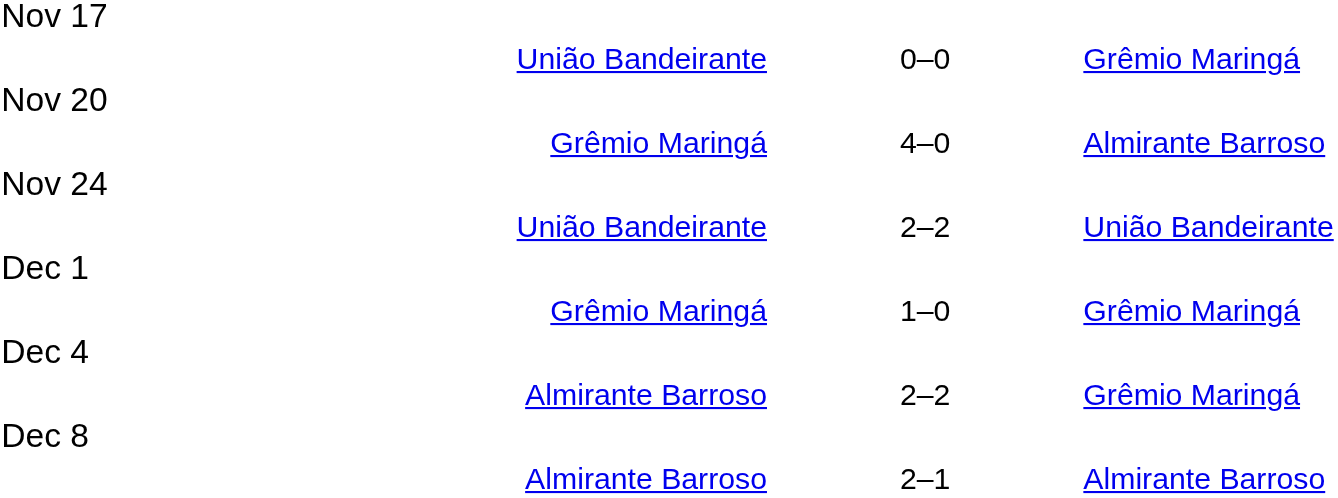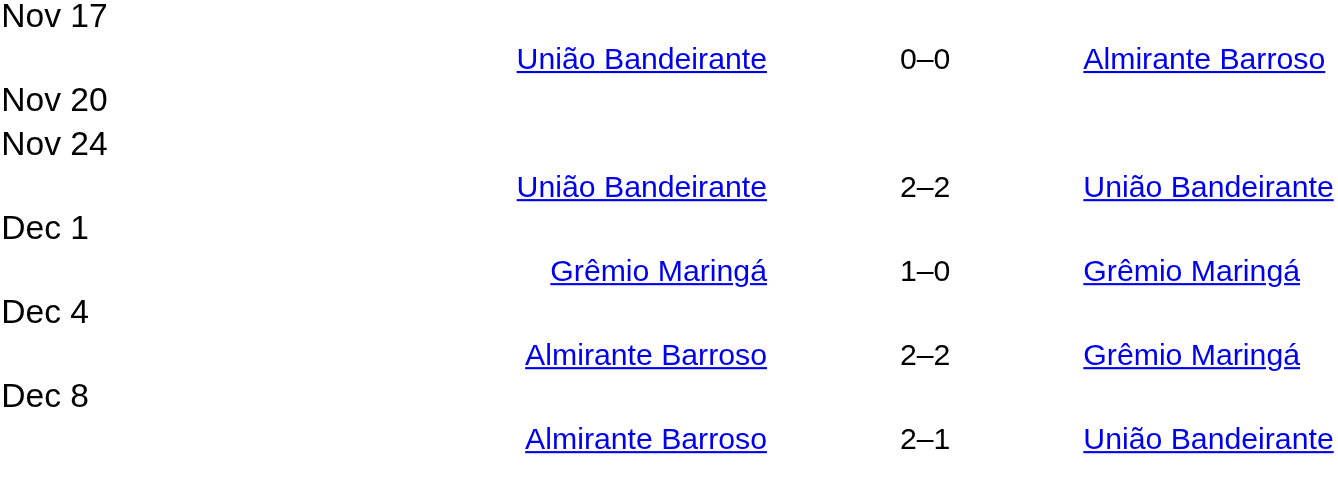(1192, 58) Grêmio Maringá -> (1204, 58) Almirante Barroso
- row: (659, 142)
(1204, 478) Almirante Barroso -> (1209, 438) União Bandeirante
